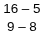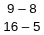rows swapped: (22, 8) <-> (22, 26)
